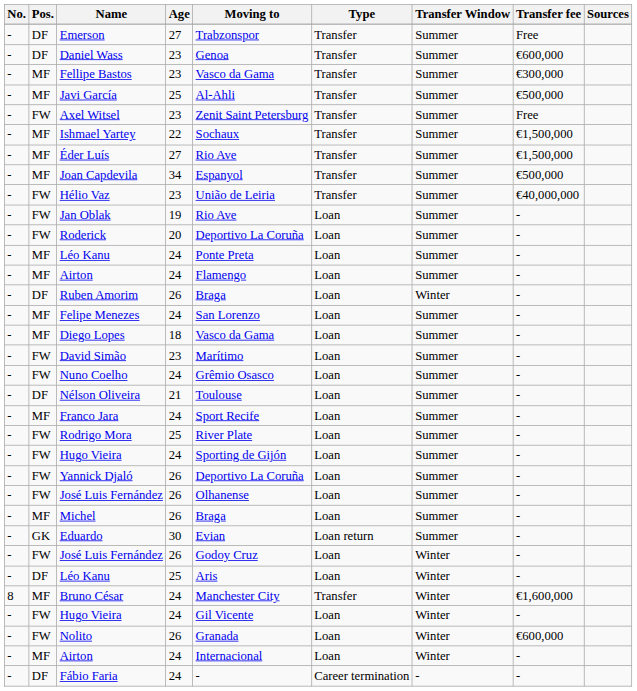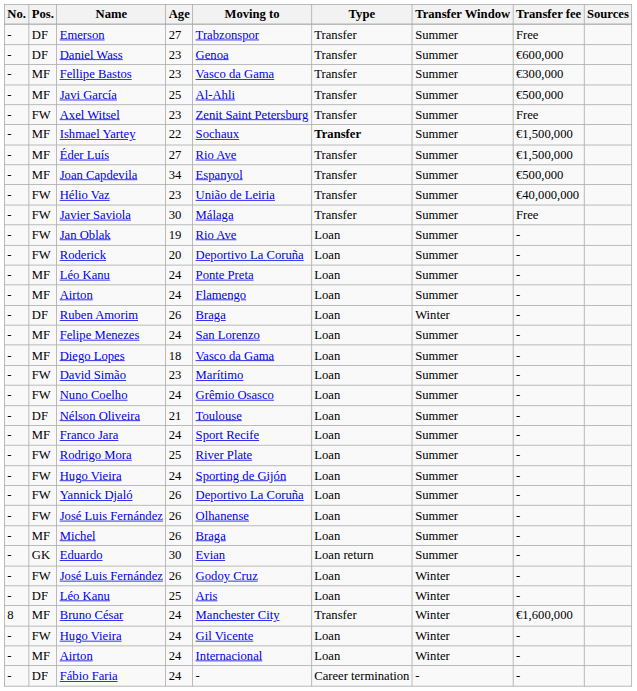(335, 134) normal -> (338, 134) bold
+ row: (95, 214)
- row: (76, 635)
